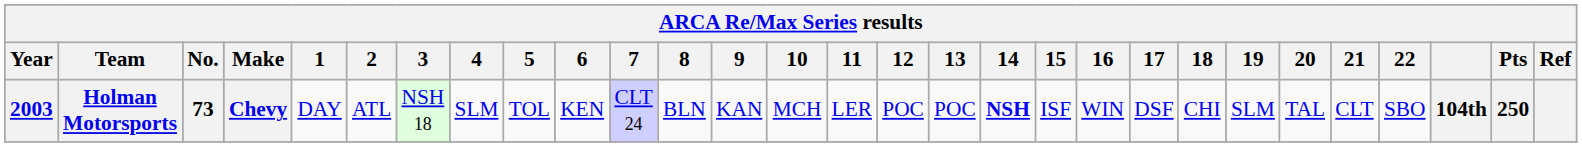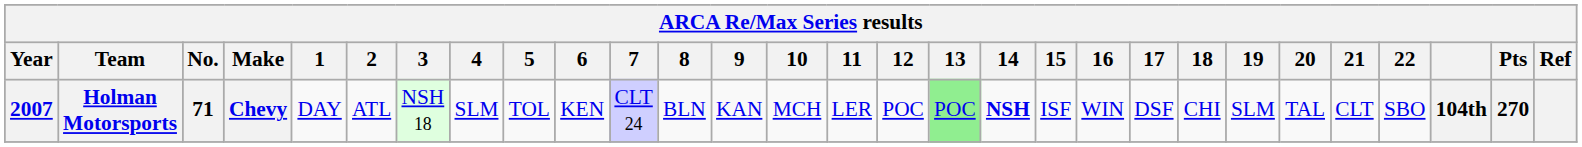(31, 110) 2003 -> (31, 110) 2007
(203, 110) 73 -> (203, 110) 71
(955, 110) no background -> (955, 110) lightgreen background
(1513, 110) 250 -> (1513, 110) 270
